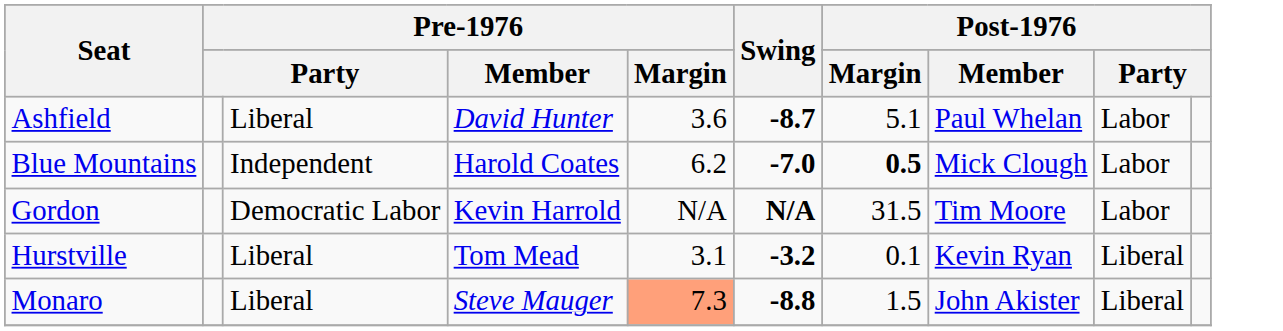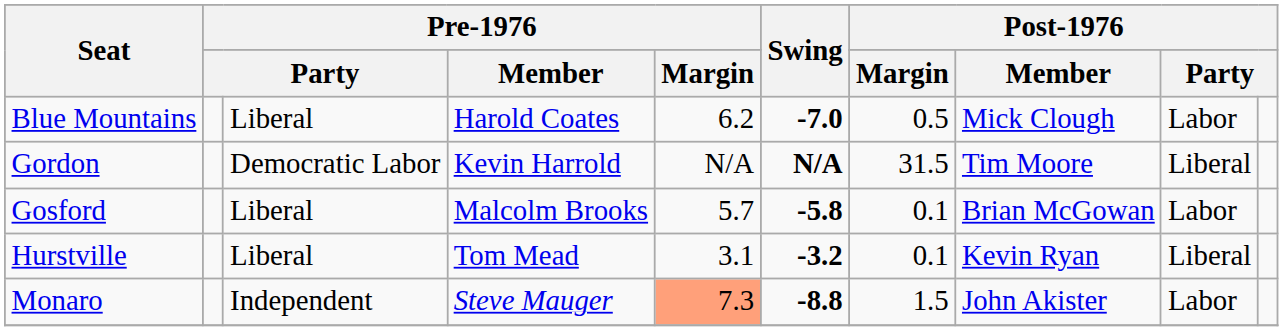- row: (61, 118)
(301, 164) Independent -> (272, 118) Liberal
(903, 164) bold -> (931, 118) normal
(1135, 210) Labor -> (1210, 164) Liberal
+ row: (59, 210)
(272, 301) Liberal -> (301, 301) Independent
(1142, 301) Liberal -> (1202, 301) Labor
